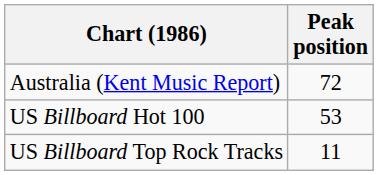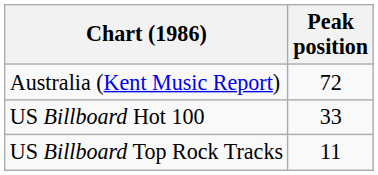(331, 116) 53 -> (331, 116) 33
